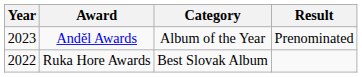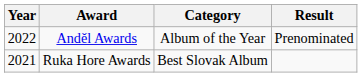(22, 38) 2023 -> (22, 38) 2022
(22, 60) 2022 -> (22, 60) 2021
